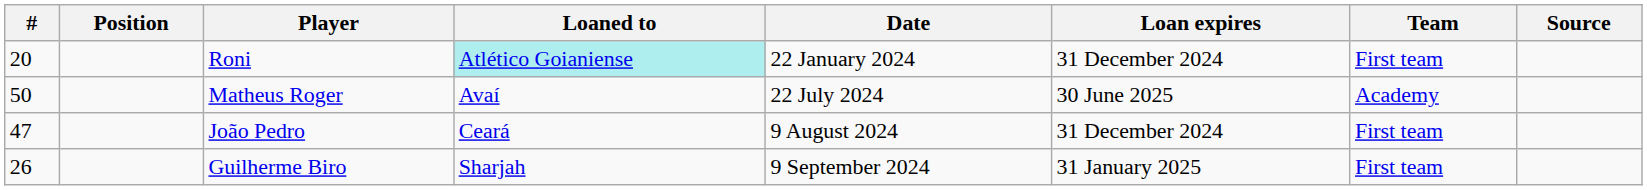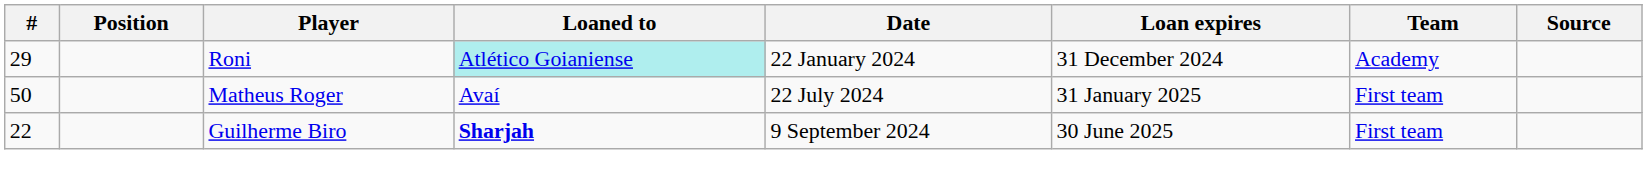(21, 58) 20 -> (21, 58) 29
(1399, 58) First team -> (1397, 58) Academy
(1115, 94) 30 June 2025 -> (1129, 94) 31 January 2025
(1397, 94) Academy -> (1399, 94) First team
- row: (257, 131)
(21, 167) 26 -> (21, 131) 22
(492, 167) normal -> (496, 131) bold
(1129, 167) 31 January 2025 -> (1115, 131) 30 June 2025
